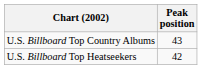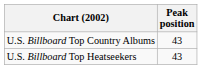(177, 56) 42 -> (177, 56) 43
